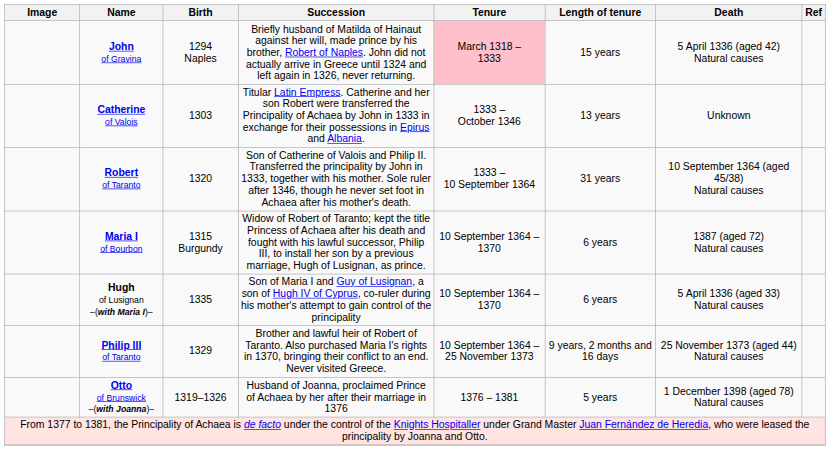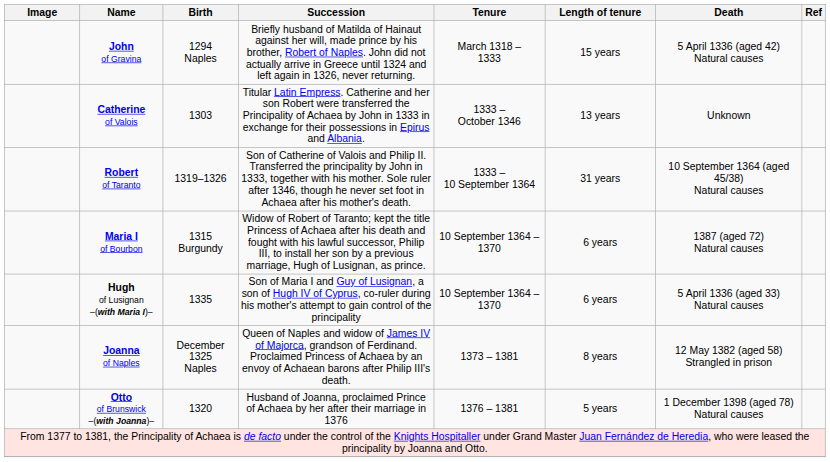(489, 52) pink background -> (489, 52) no background
(201, 179) 1320 -> (201, 179) 1319–1326
- row: (121, 351)
+ row: (121, 357)
(201, 397) 1319–1326 -> (201, 409) 1320
